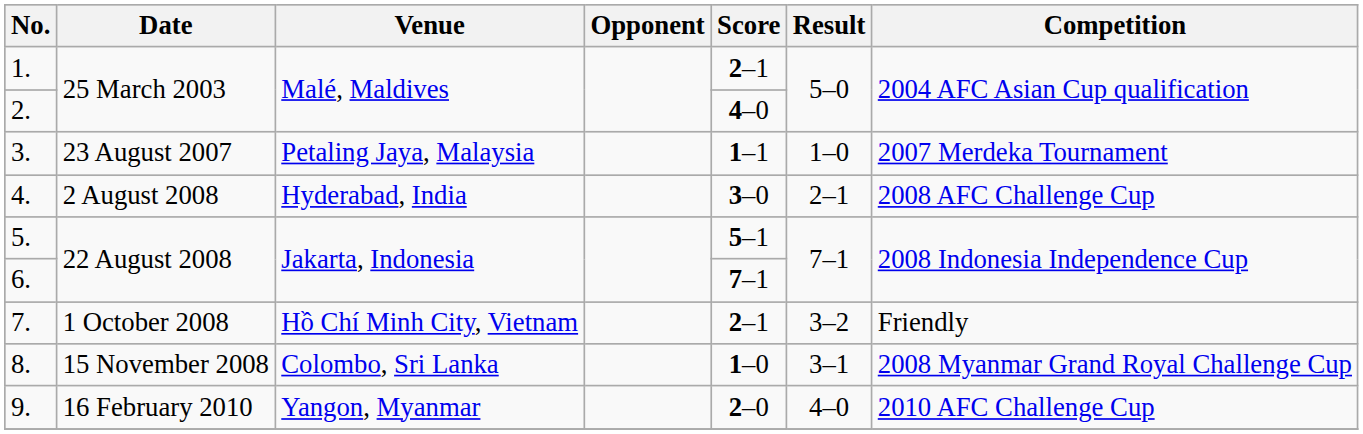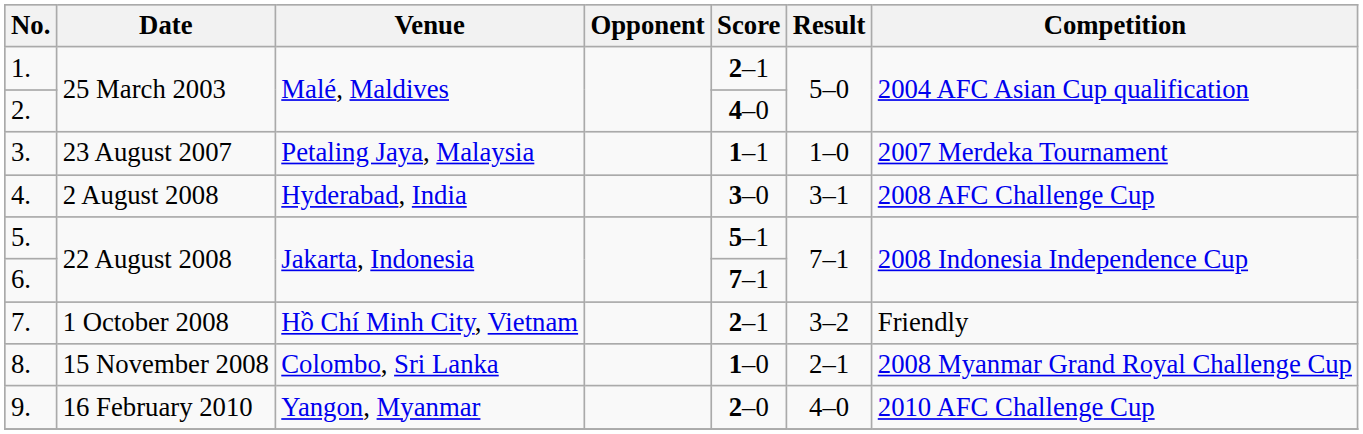(829, 195) 2–1 -> (829, 195) 3–1
(829, 364) 3–1 -> (829, 364) 2–1
